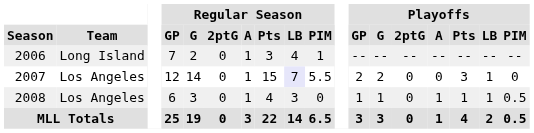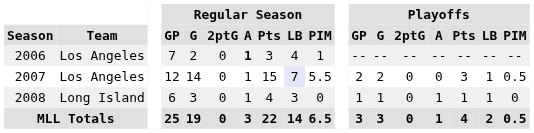(102, 56) Long Island -> (102, 56) Los Angeles
(248, 56) normal -> (248, 56) bold
(515, 77) 0 -> (515, 77) 0.5
(102, 98) Los Angeles -> (102, 98) Long Island
(515, 98) 0.5 -> (515, 98) 0
